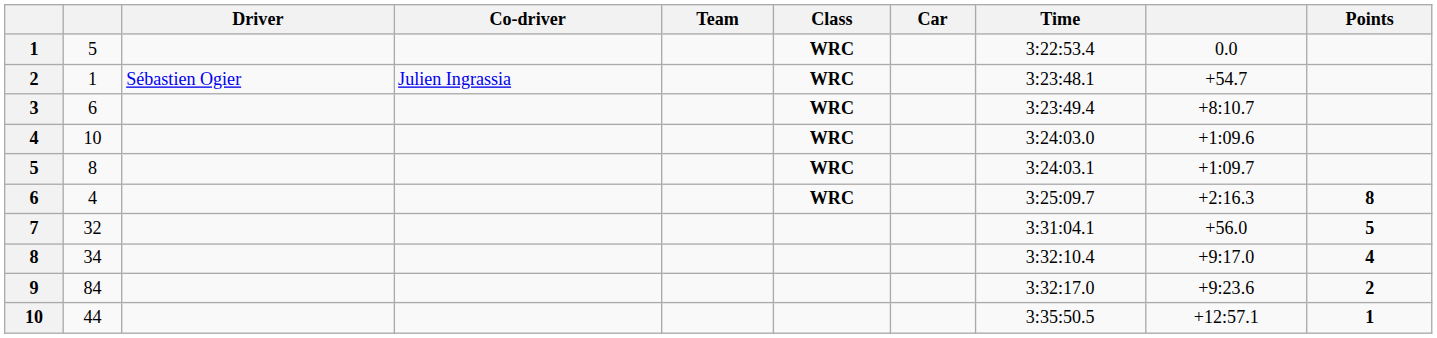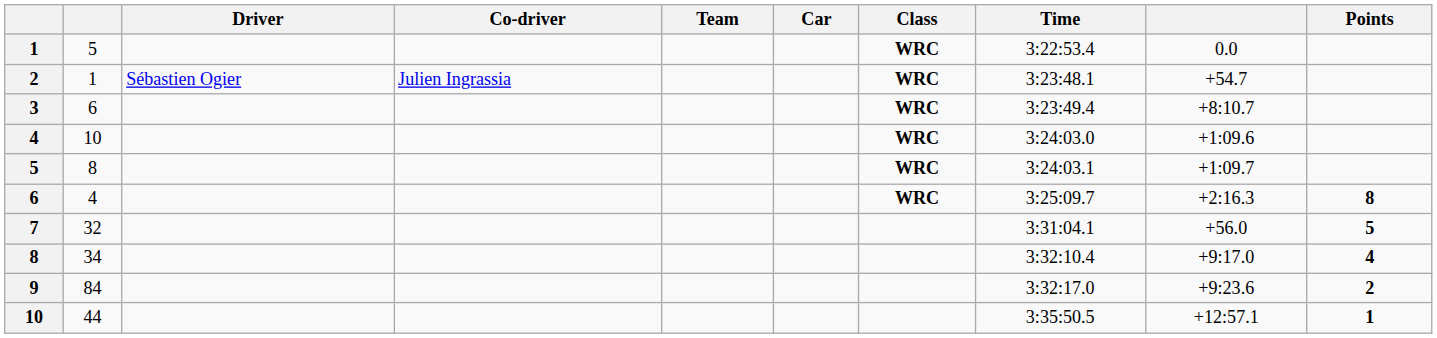columns swapped: (933, 19) <-> (832, 19)
